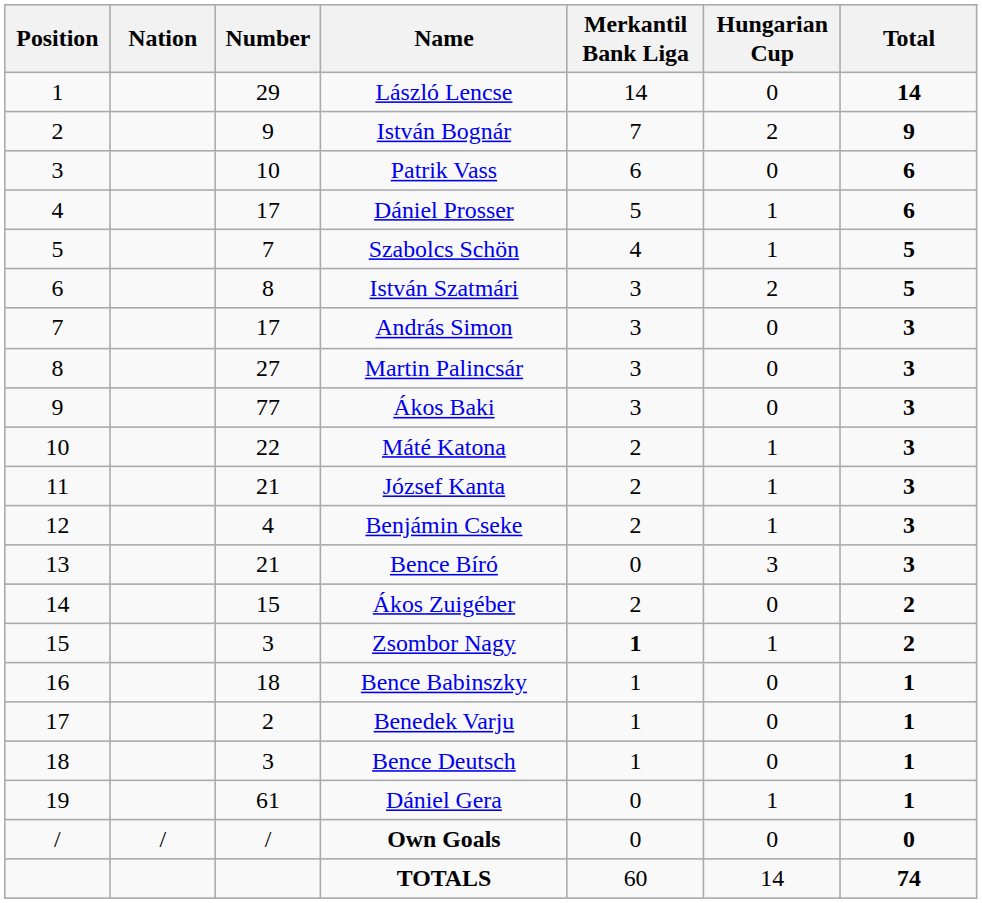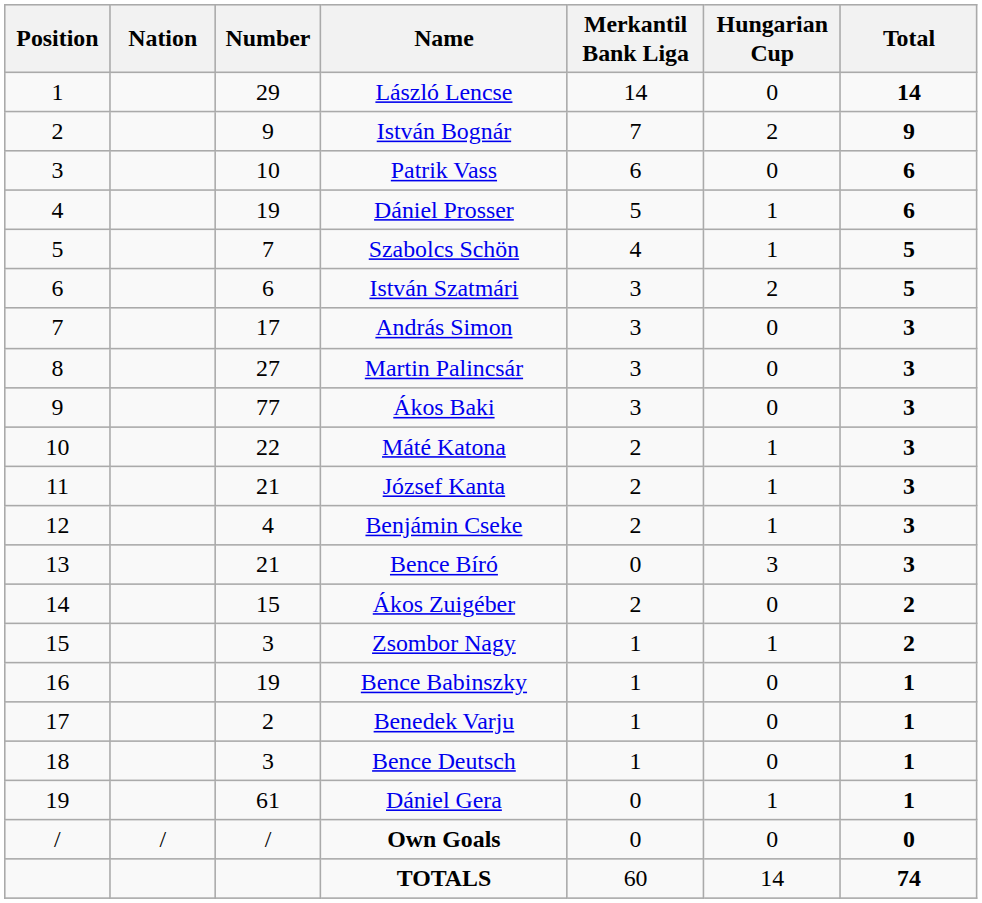(268, 210) 17 -> (268, 210) 19
(268, 288) 8 -> (268, 288) 6
(636, 642) bold -> (636, 642) normal
(268, 682) 18 -> (268, 682) 19
